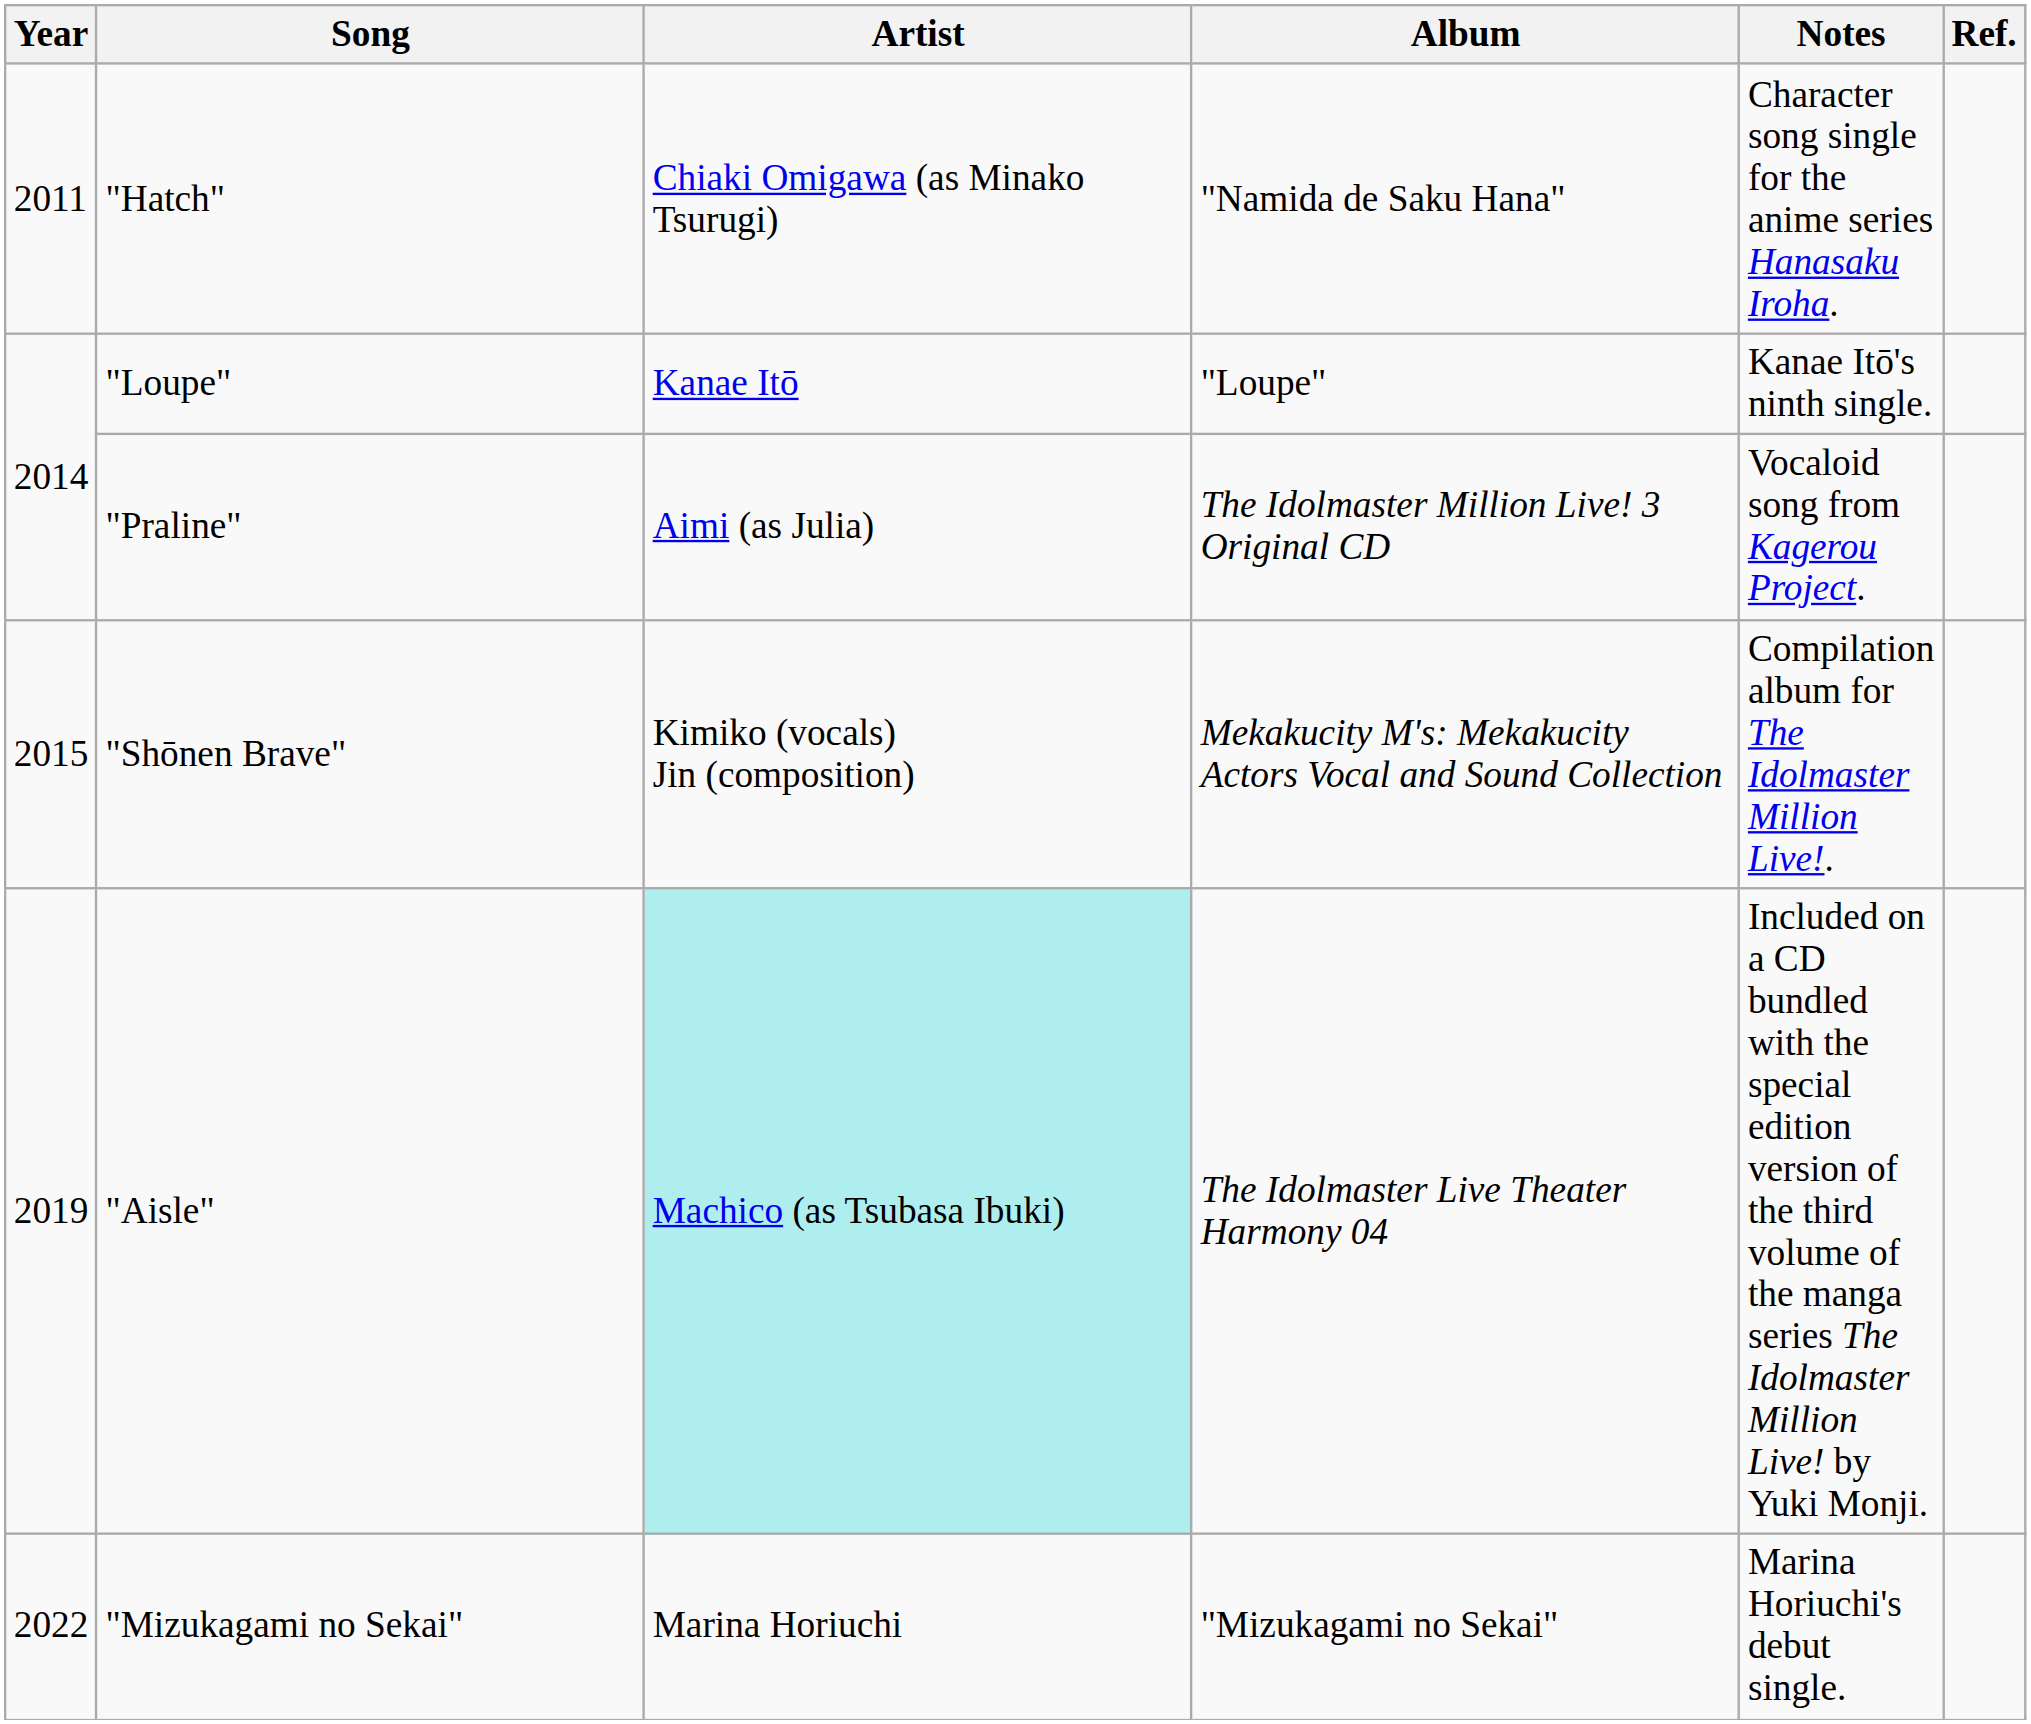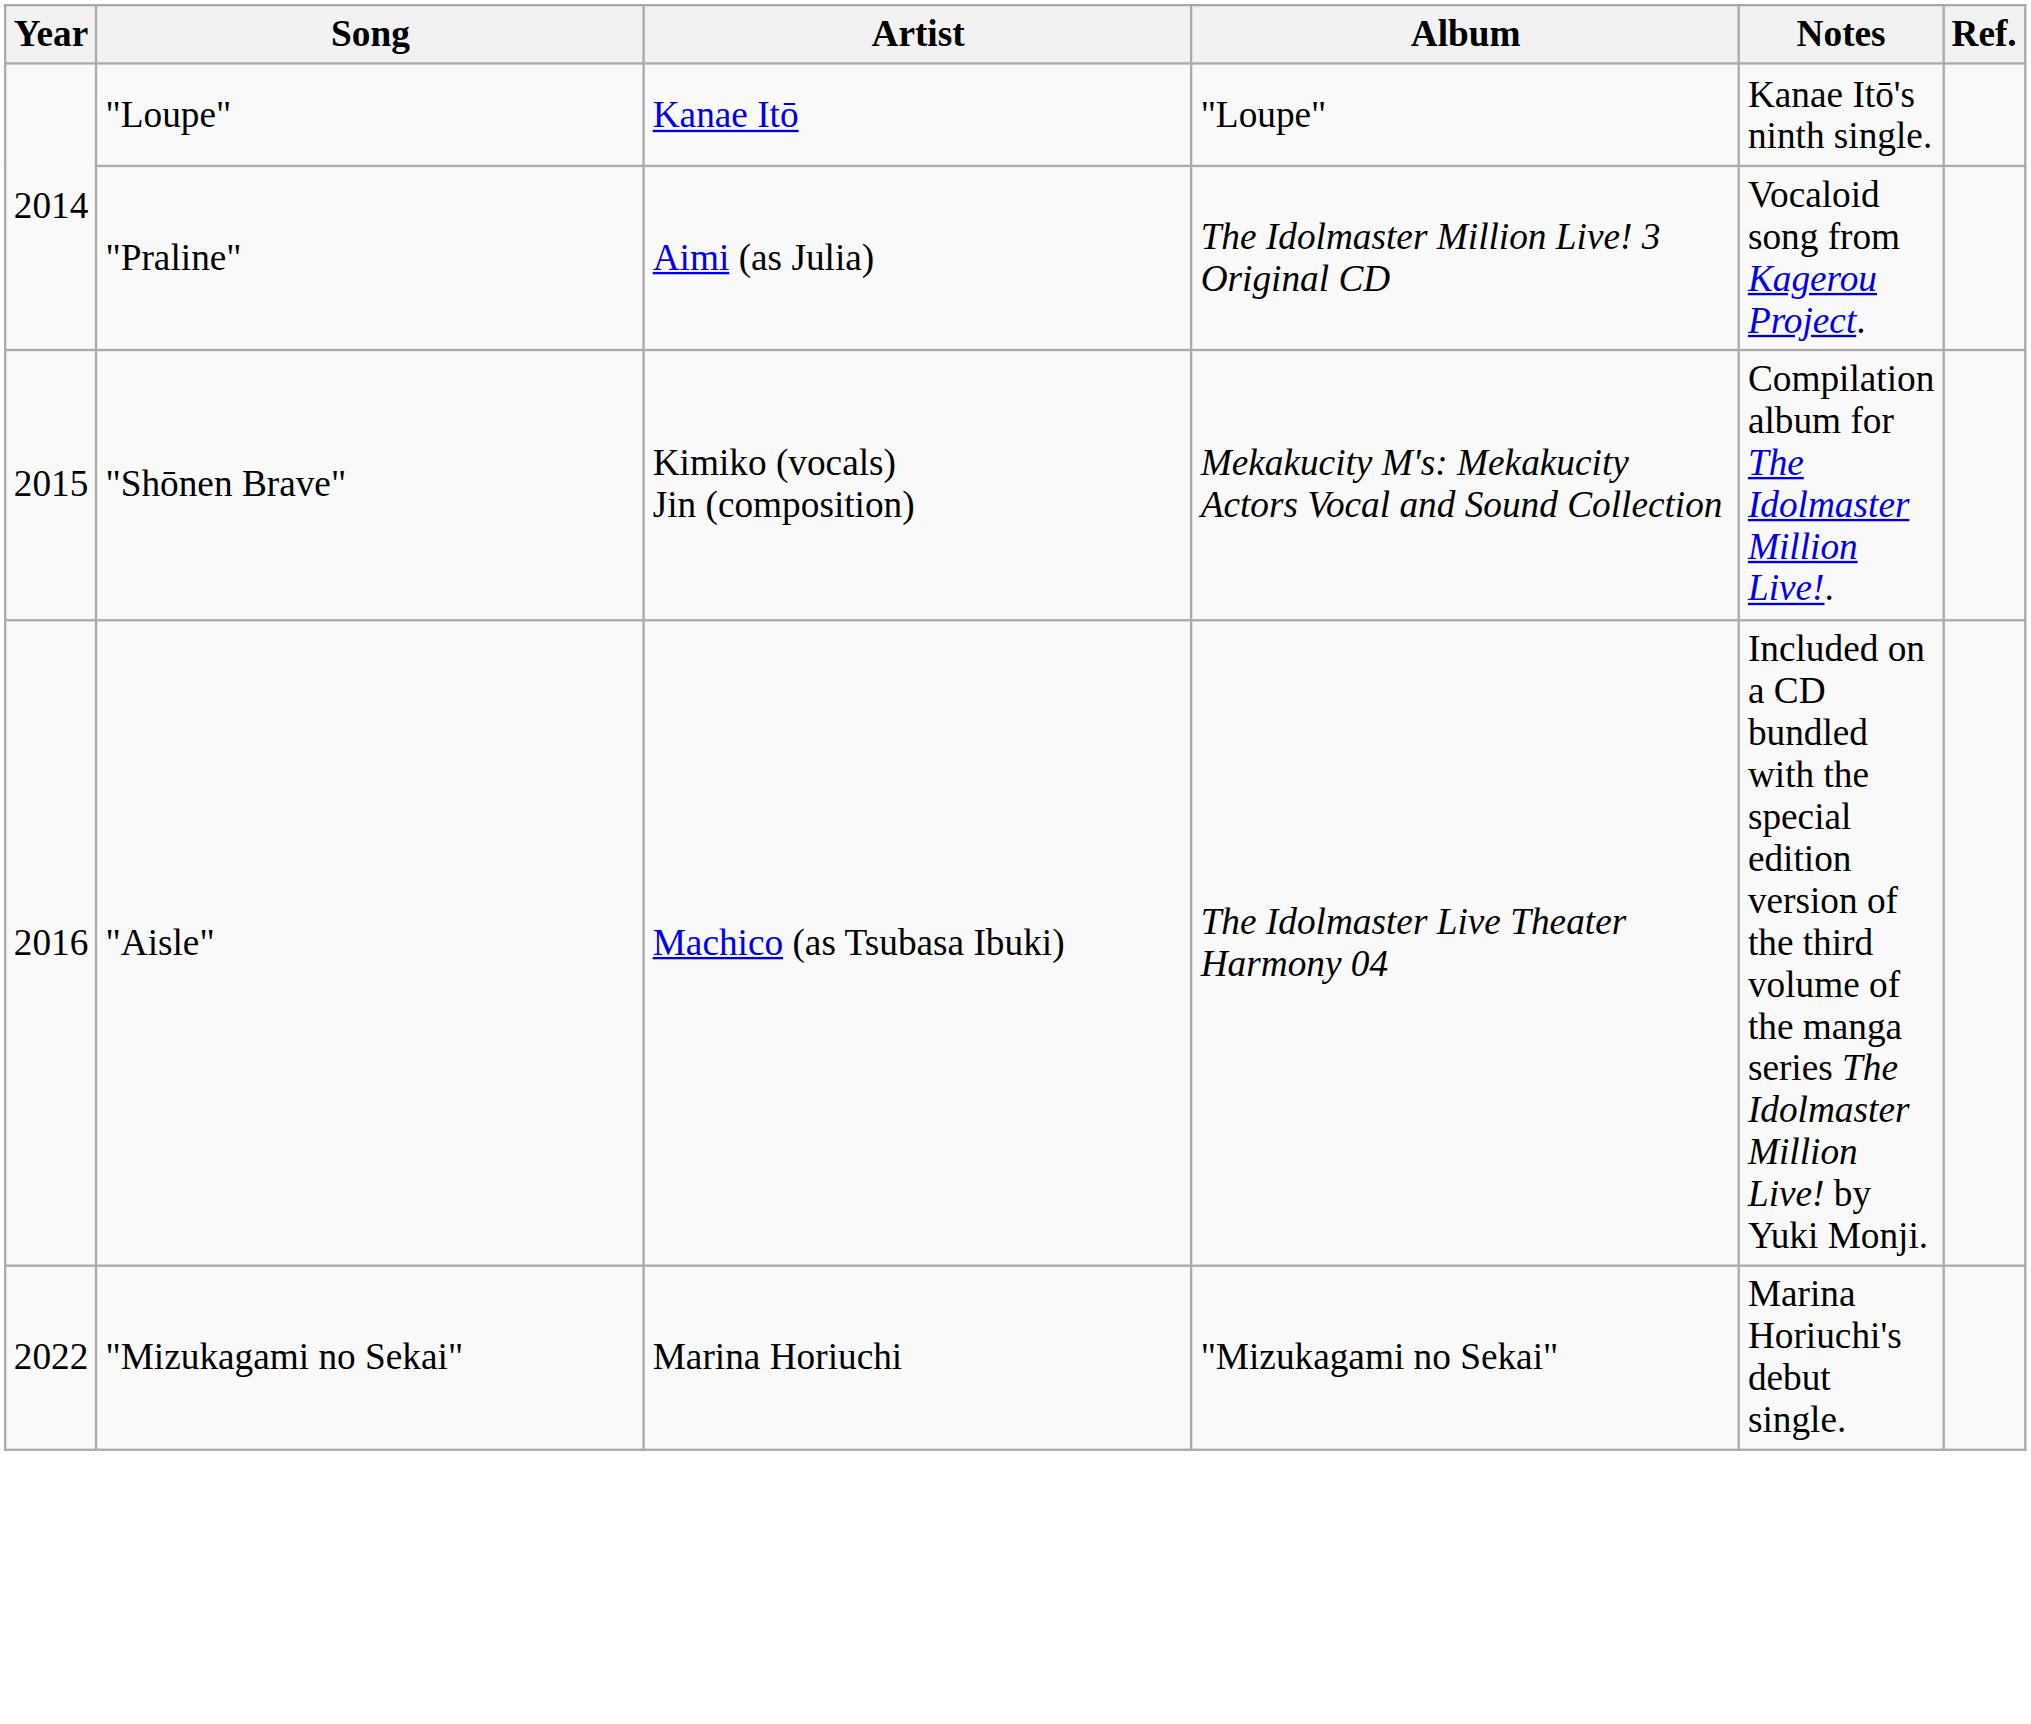- row: (165, 198)
(51, 1210) 2019 -> (51, 941) 2016
(859, 1210) paleturquoise background -> (859, 941) no background
